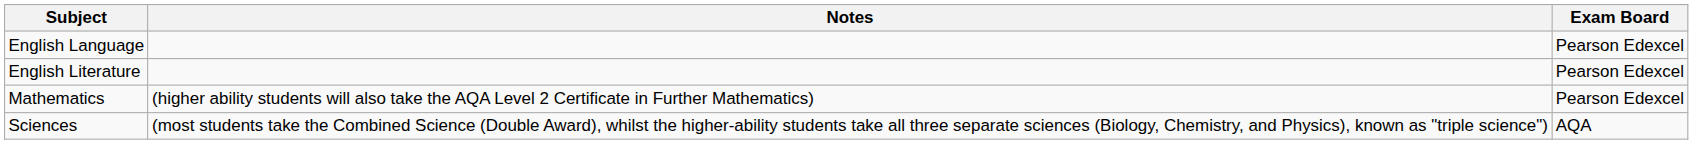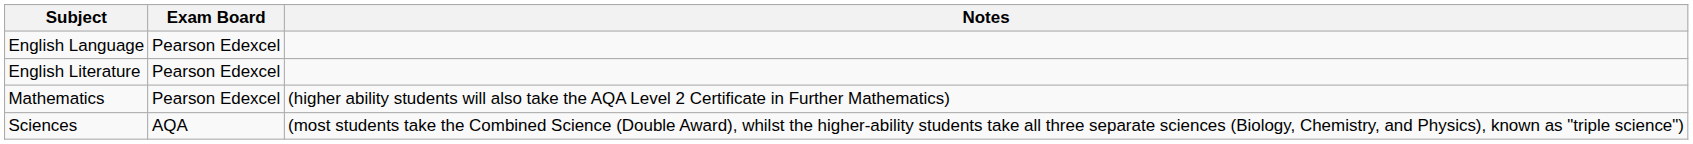columns swapped: (1620, 17) <-> (850, 17)
